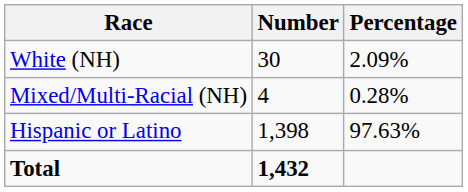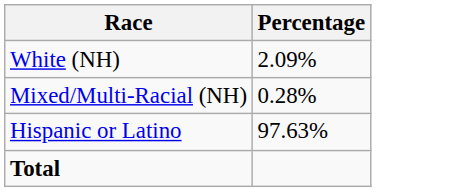- column: (298, 22)
